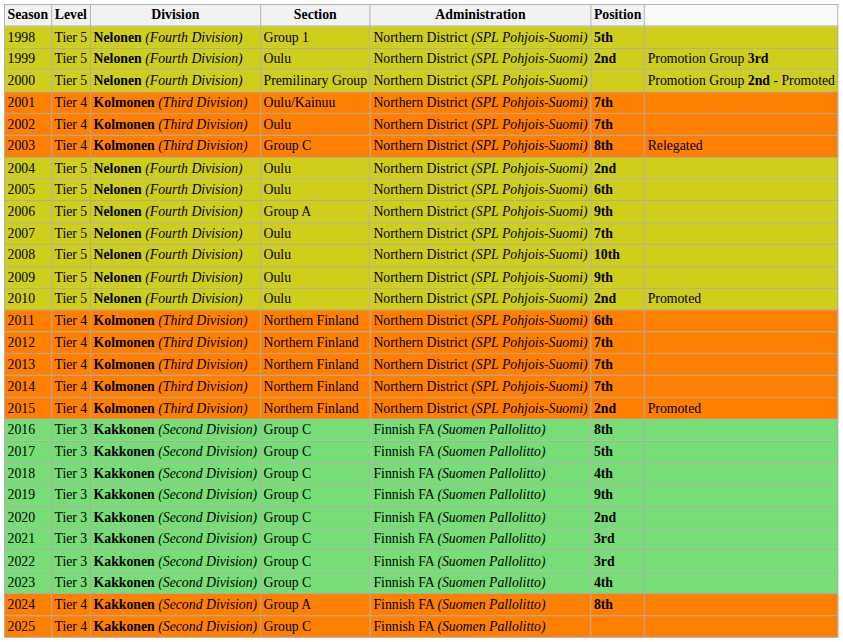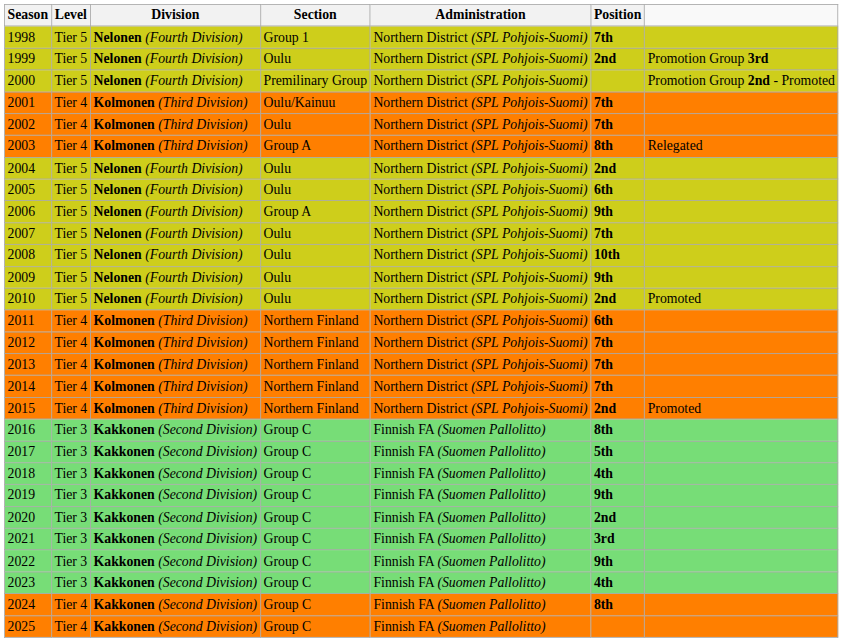(603, 37) 5th -> (603, 37) 7th
(287, 146) Group C -> (287, 146) Group A
(604, 560) 3rd -> (603, 560) 9th
(287, 604) Group A -> (287, 604) Group C
